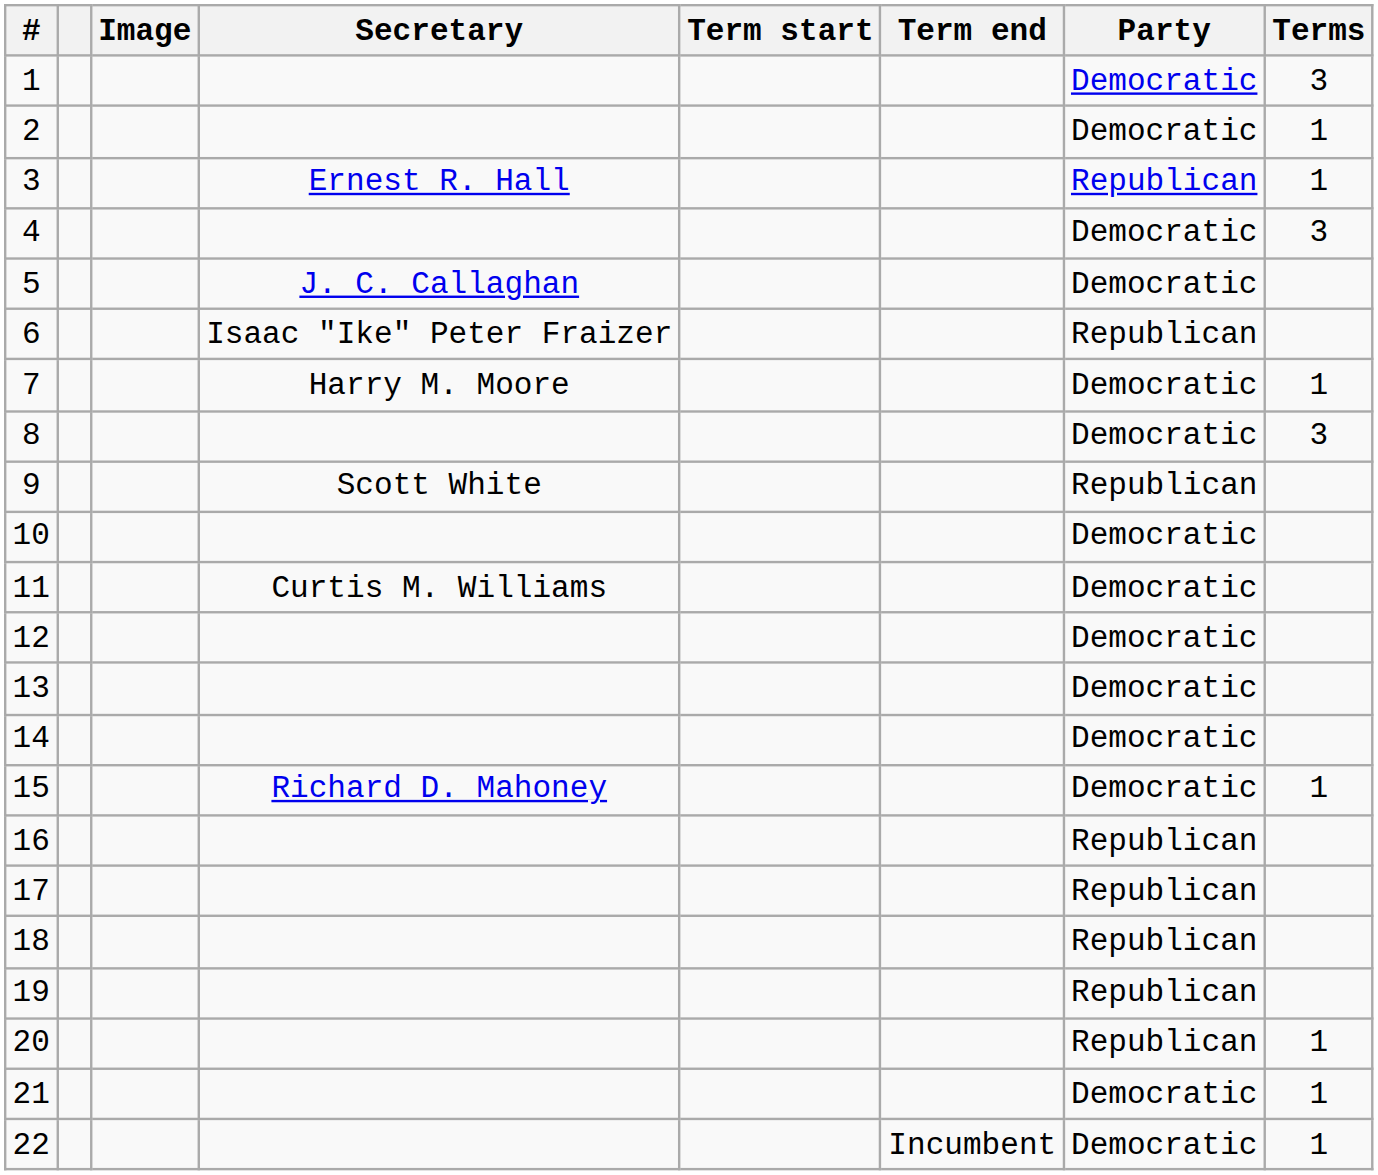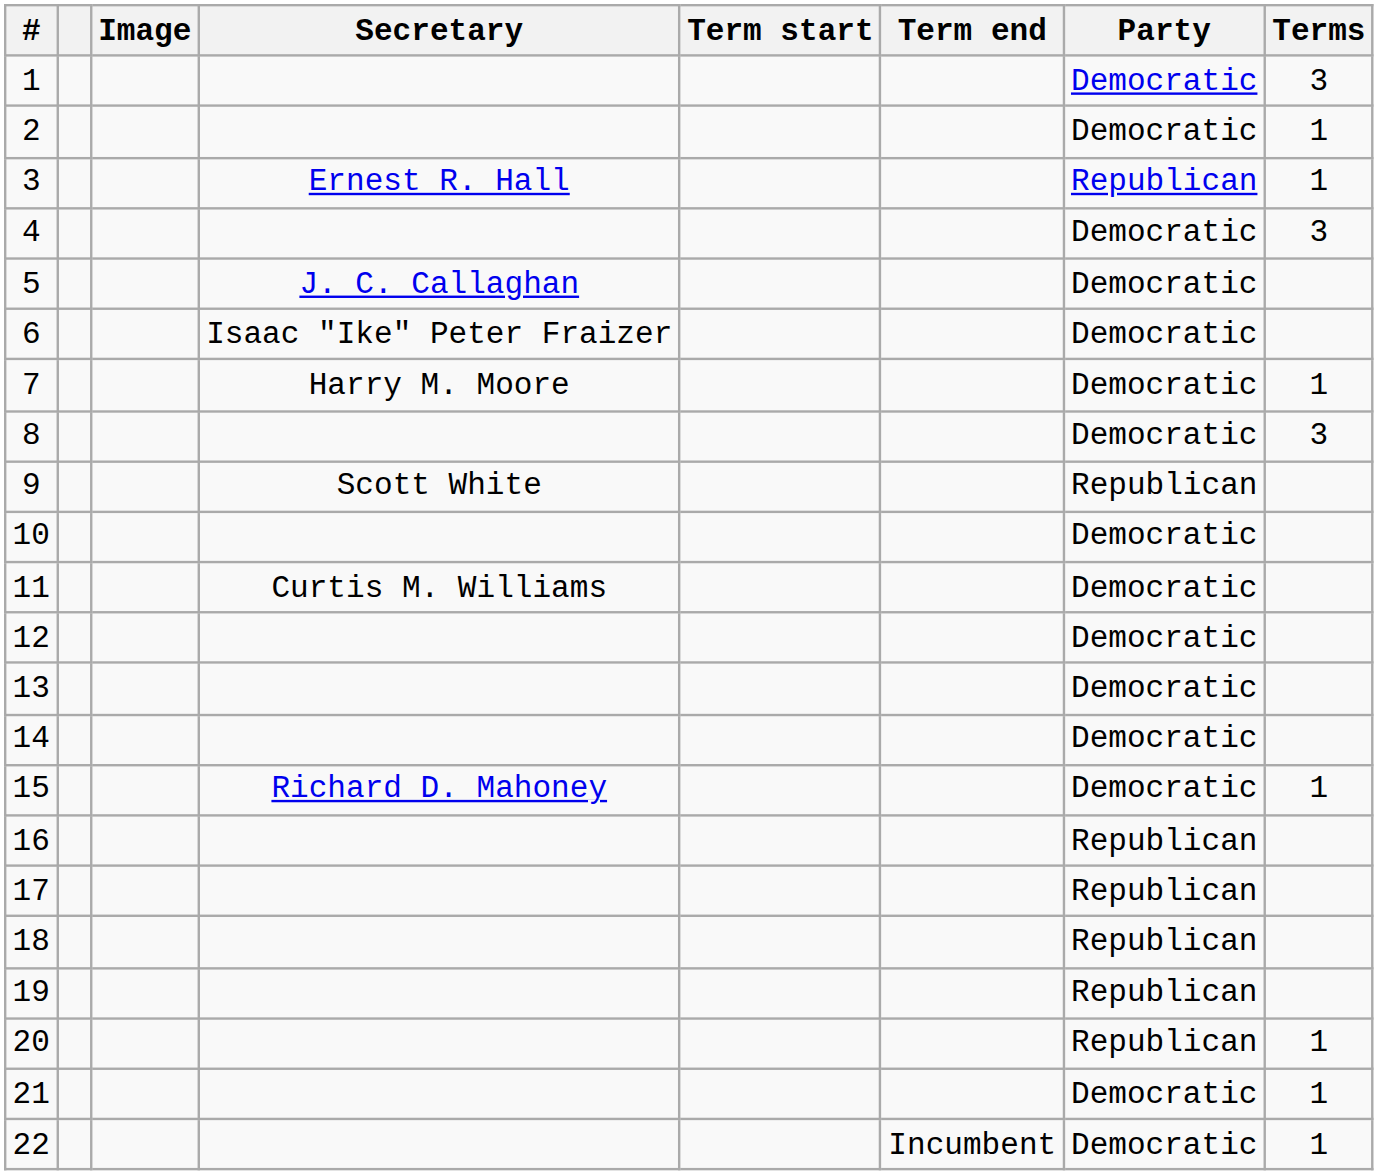(1164, 334) Republican -> (1164, 334) Democratic
